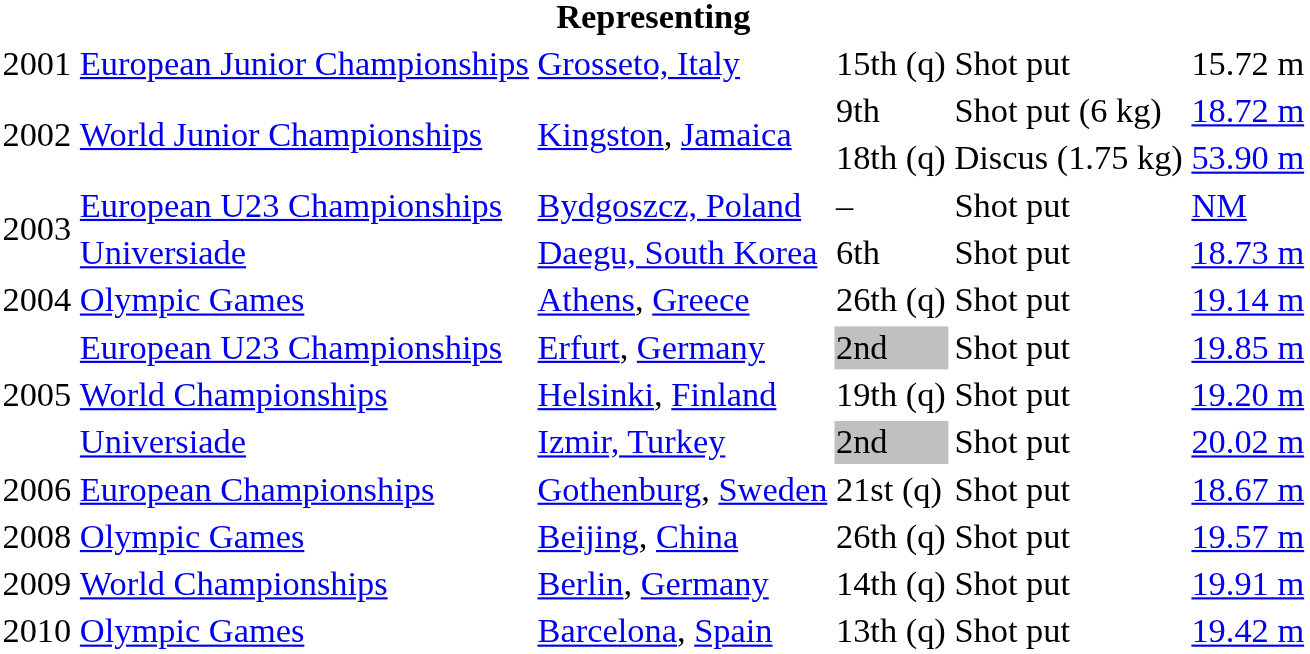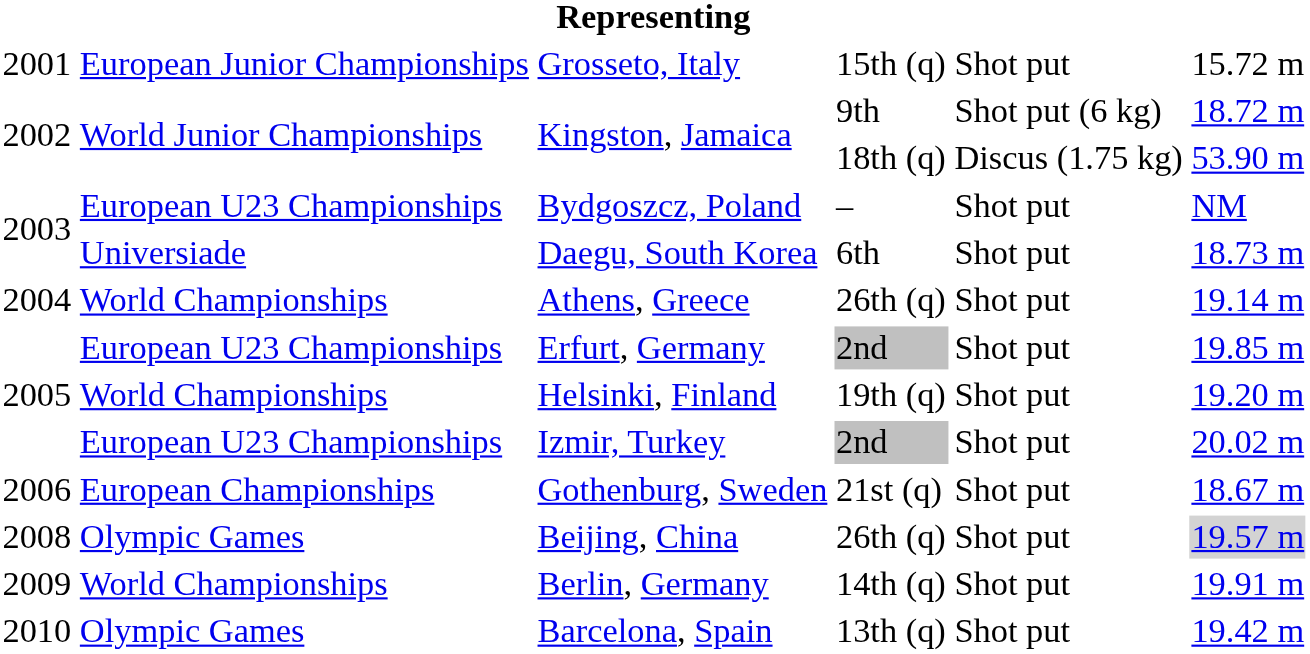(192, 300) Olympic Games -> (234, 300) World Championships
(163, 441) Universiade -> (291, 441) European U23 Championships
(1248, 536) no background -> (1248, 536) lightgrey background
